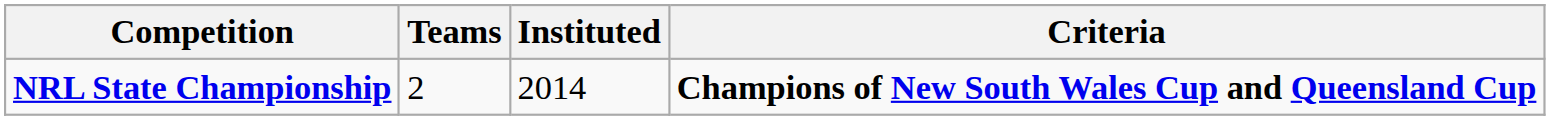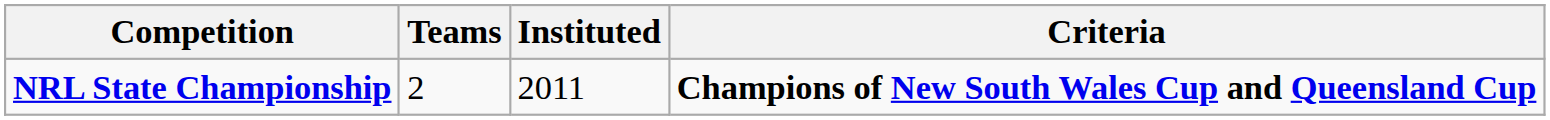(552, 86) 2014 -> (551, 86) 2011
